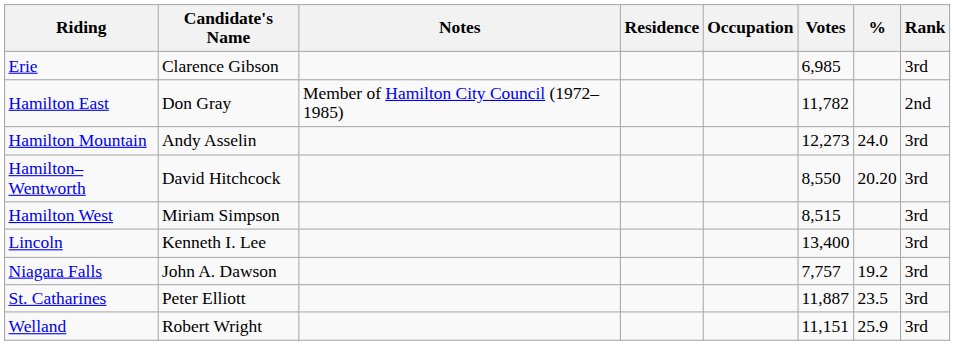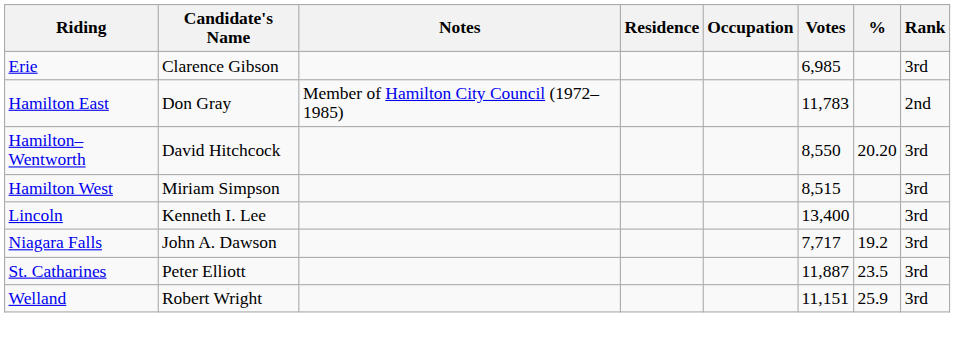(825, 103) 11,782 -> (825, 103) 11,783
- row: (78, 140)
(821, 270) 7,757 -> (821, 243) 7,717
